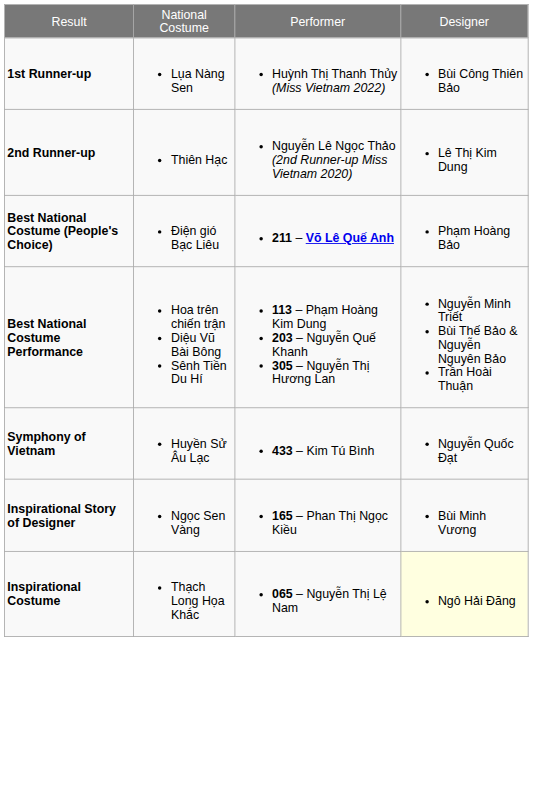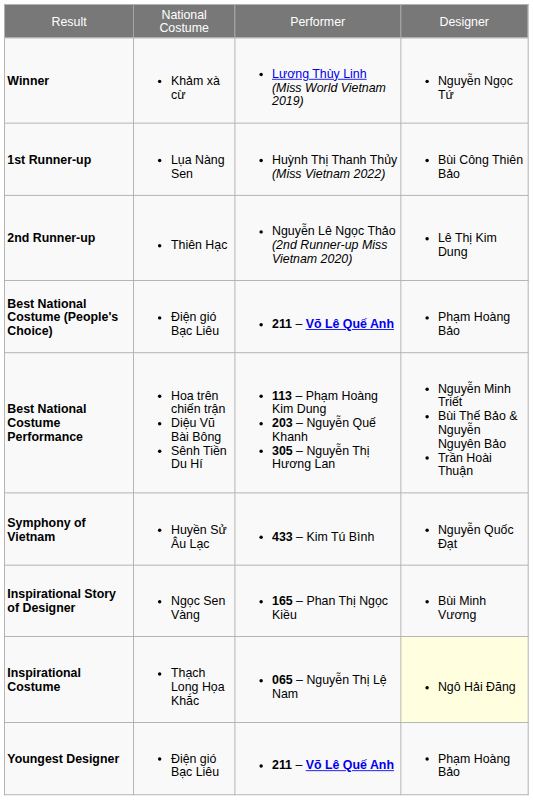+ row: (28, 81)
+ row: (63, 759)
